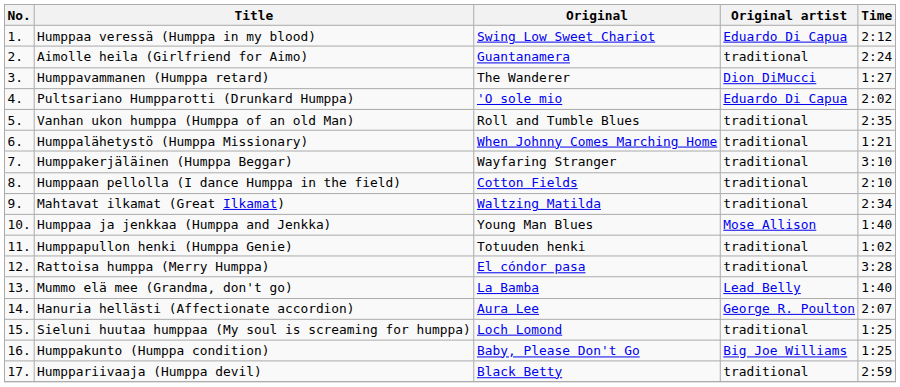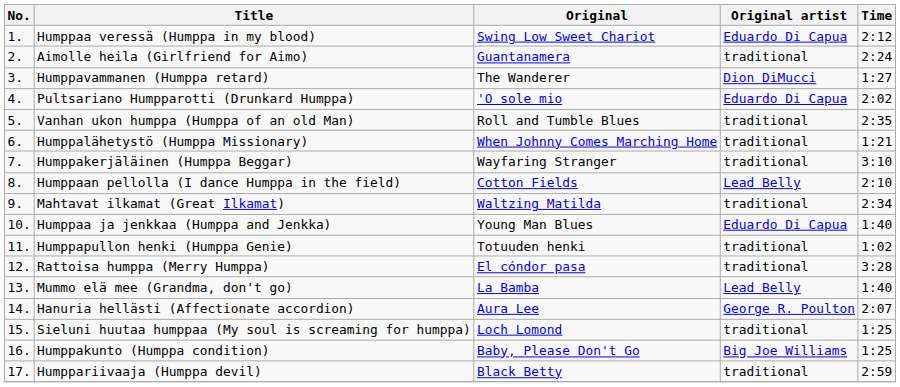(766, 183) traditional -> (762, 183) Lead Belly
(770, 225) Mose Allison -> (785, 225) Eduardo Di Capua
